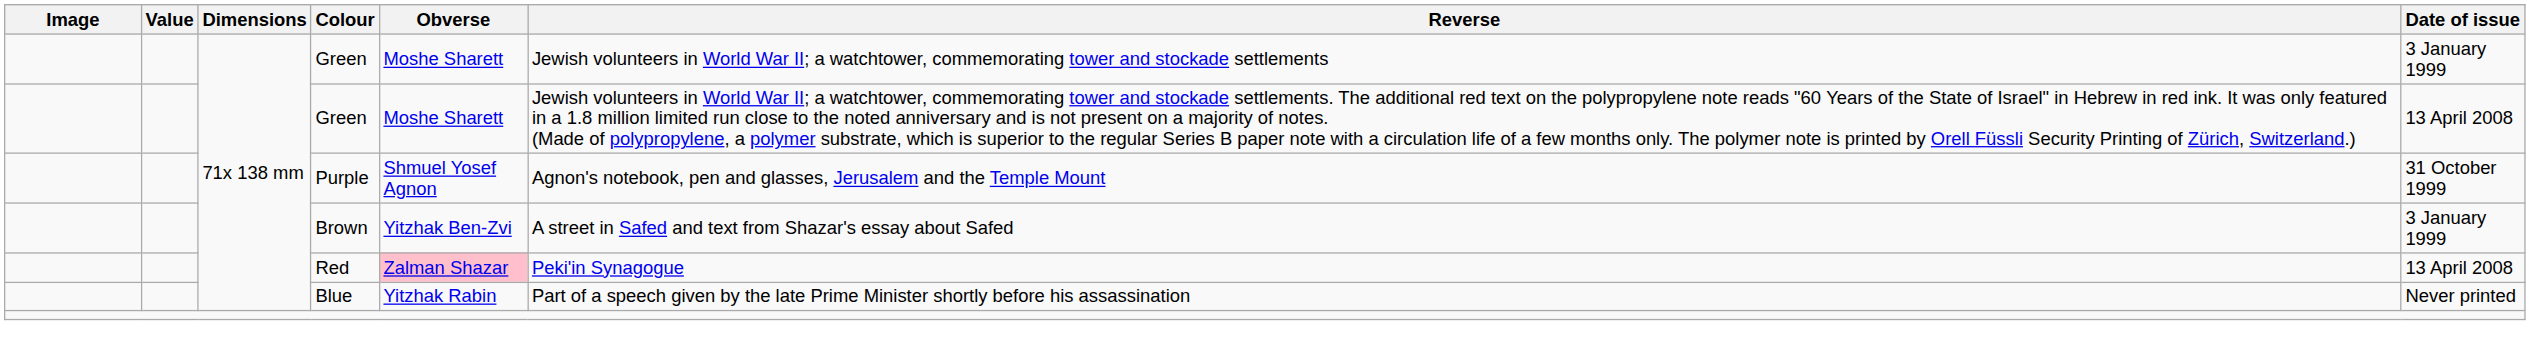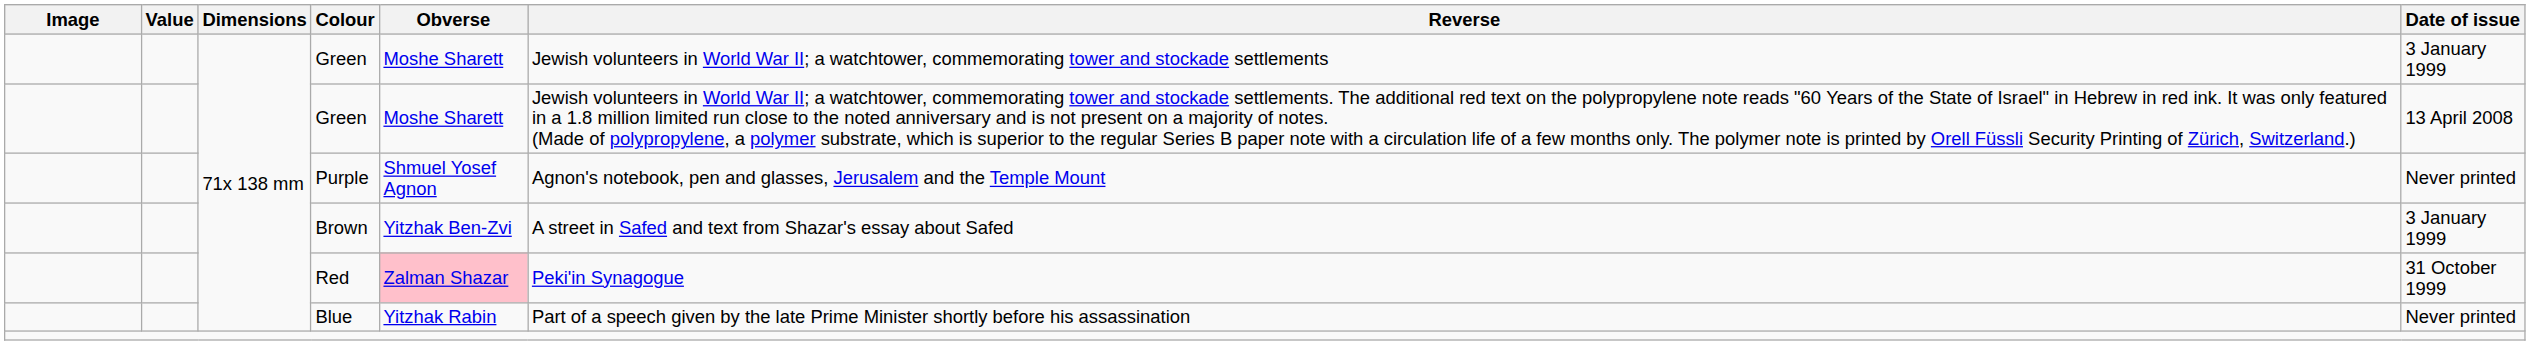(2451, 179) 31 October 1999 -> (2461, 179) Never printed
(2459, 268) 13 April 2008 -> (2451, 278) 31 October 1999
